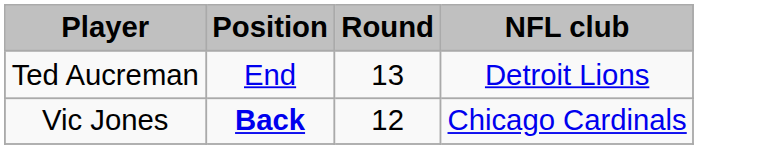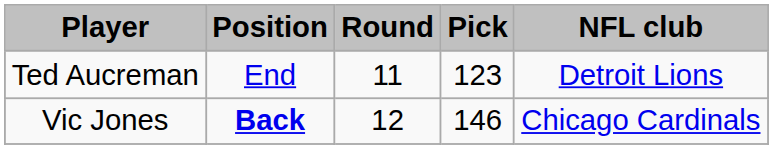+ column: (478, 27)
(388, 74) 13 -> (388, 74) 11
